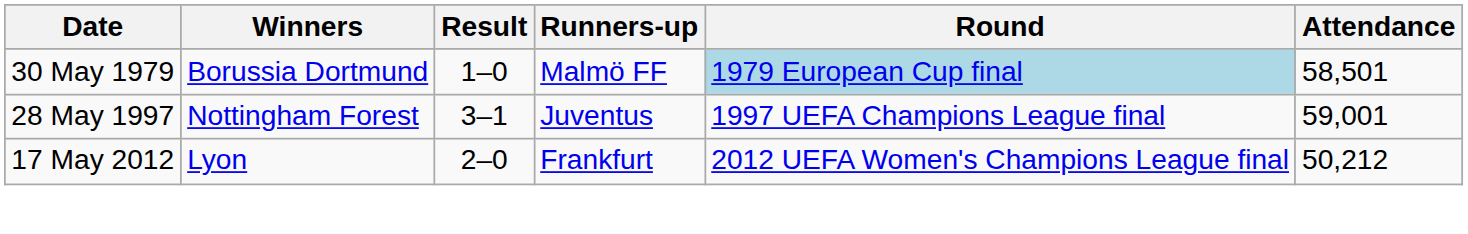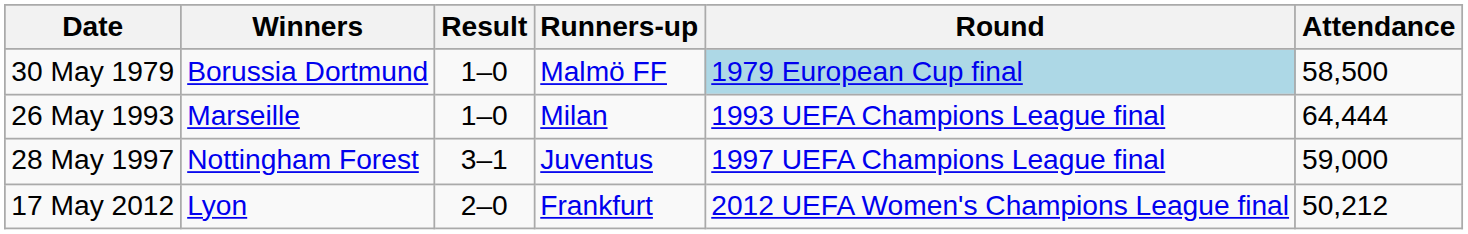(1345, 71) 58,501 -> (1345, 71) 58,500
+ row: (93, 116)
(1345, 116) 59,001 -> (1345, 160) 59,000
